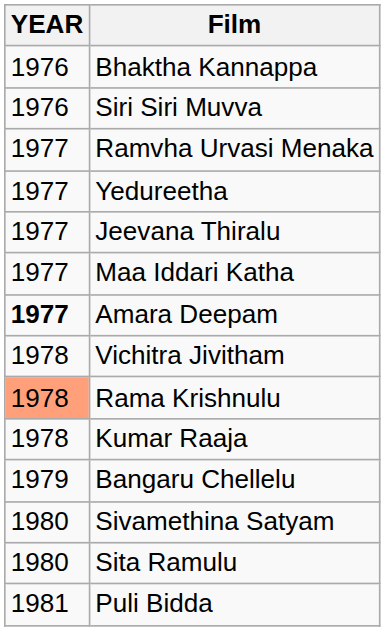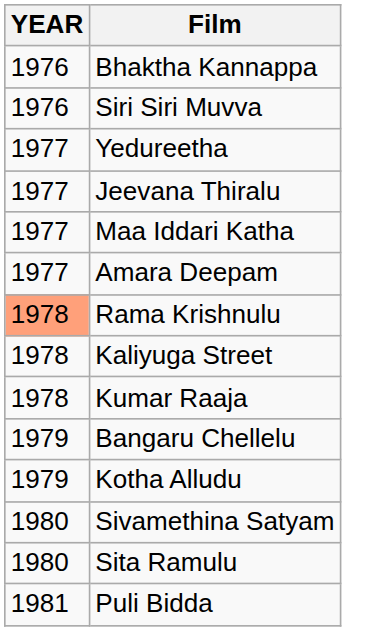- row: (234, 149)
(40, 314) bold -> (40, 273) normal
- row: (190, 356)
+ row: (184, 356)
+ row: (169, 480)
